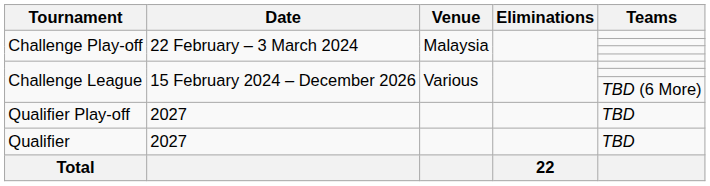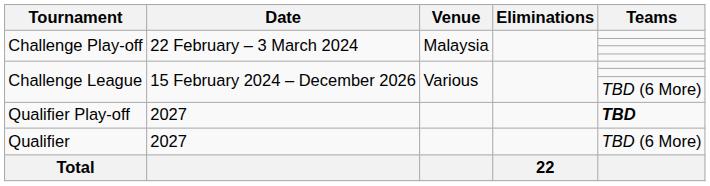(618, 115) normal -> (619, 115) bold
(618, 141) TBD -> (652, 141) TBD (6 More)
